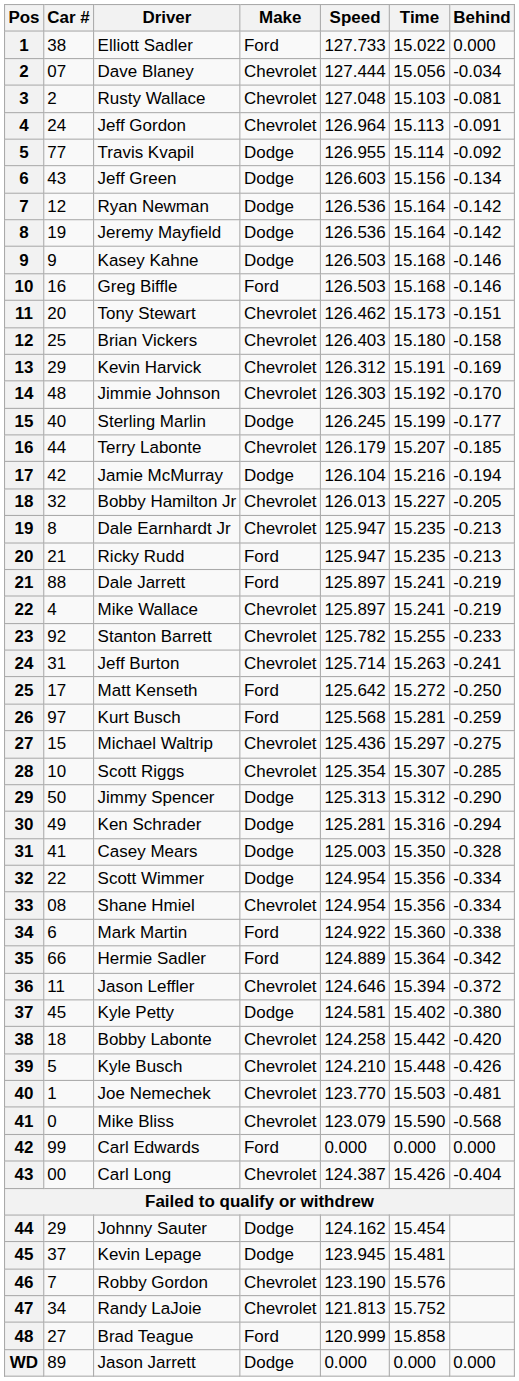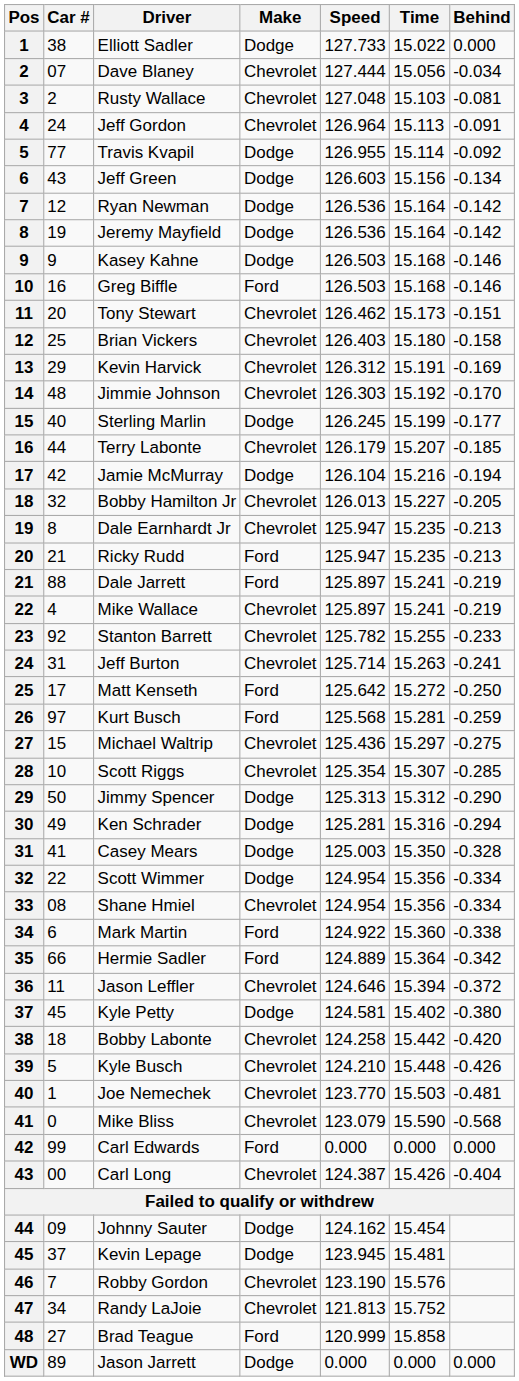(261, 44) Ford -> (269, 44) Dodge
(57, 1228) 29 -> (57, 1228) 09
